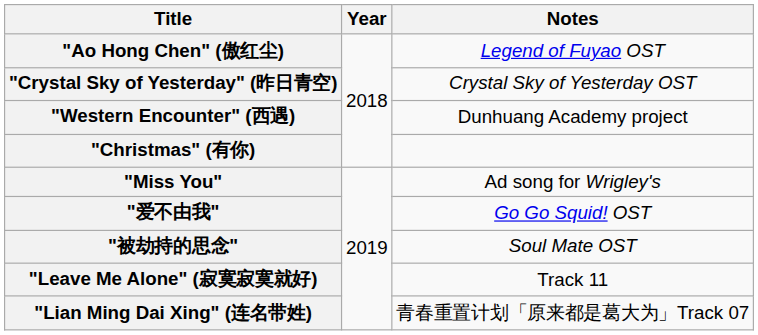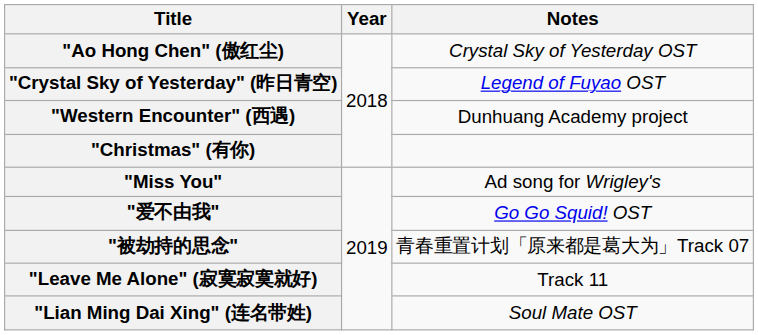(573, 50) Legend of Fuyao OST -> (573, 50) Crystal Sky of Yesterday OST
(573, 83) Crystal Sky of Yesterday OST -> (573, 83) Legend of Fuyao OST
(573, 246) Soul Mate OST -> (573, 245) 青春重置计划「原来都是葛大为」Track 07
(573, 312) 青春重置计划「原来都是葛大为」Track 07 -> (573, 312) Soul Mate OST
